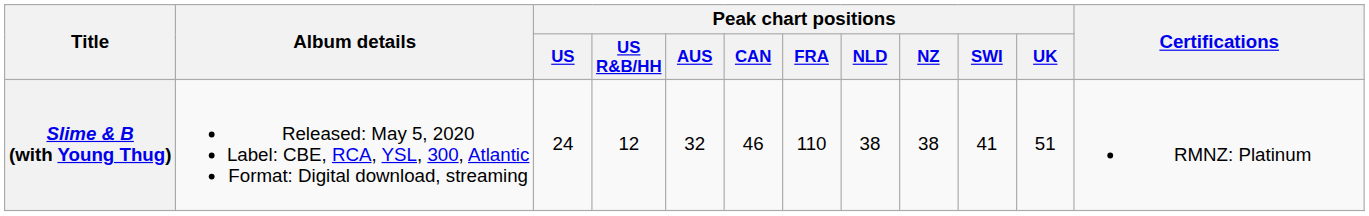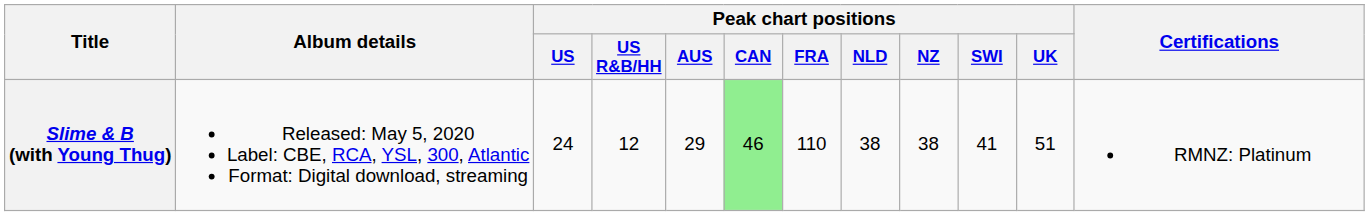(695, 144) 32 -> (695, 144) 29
(753, 144) no background -> (753, 144) lightgreen background
